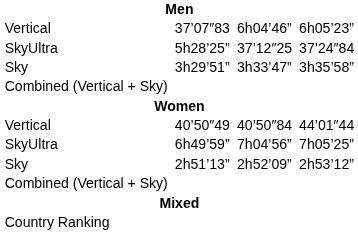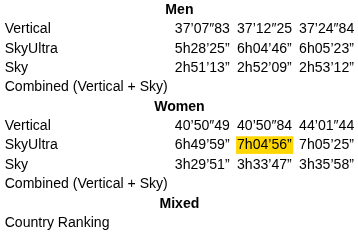(264, 28) 6h04’46” -> (265, 28) 37’12″25
(327, 28) 6h05’23” -> (327, 28) 37’24″84
(265, 48) 37’12″25 -> (264, 48) 6h04’46”
(327, 48) 37’24″84 -> (327, 48) 6h05’23”
rows swapped: (16, 164) <-> (16, 67)
(264, 145) no background -> (264, 145) gold background
